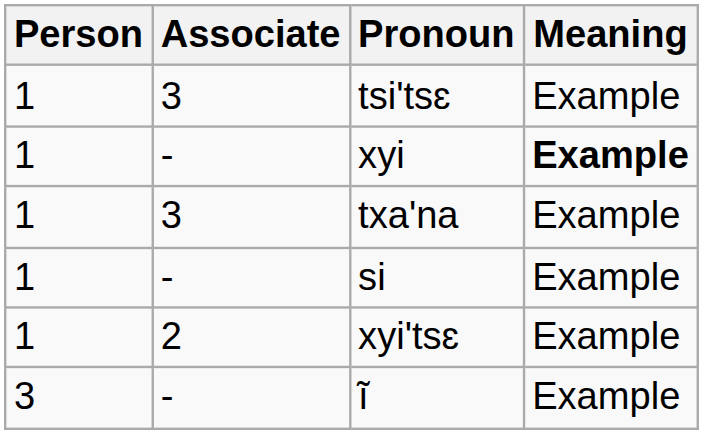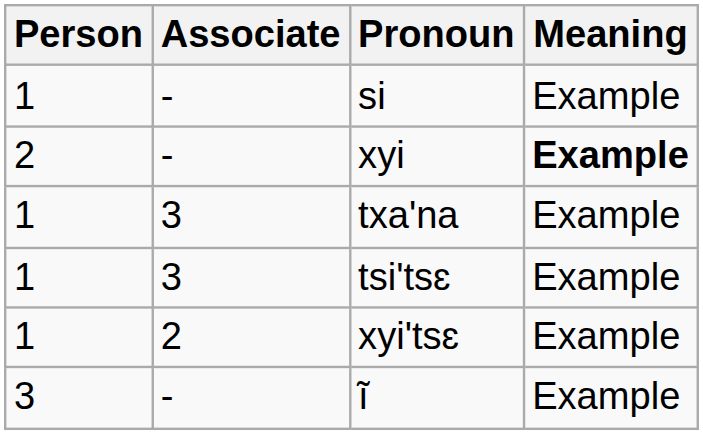rows swapped: (372, 276) <-> (404, 95)
(25, 155) 1 -> (25, 155) 2
